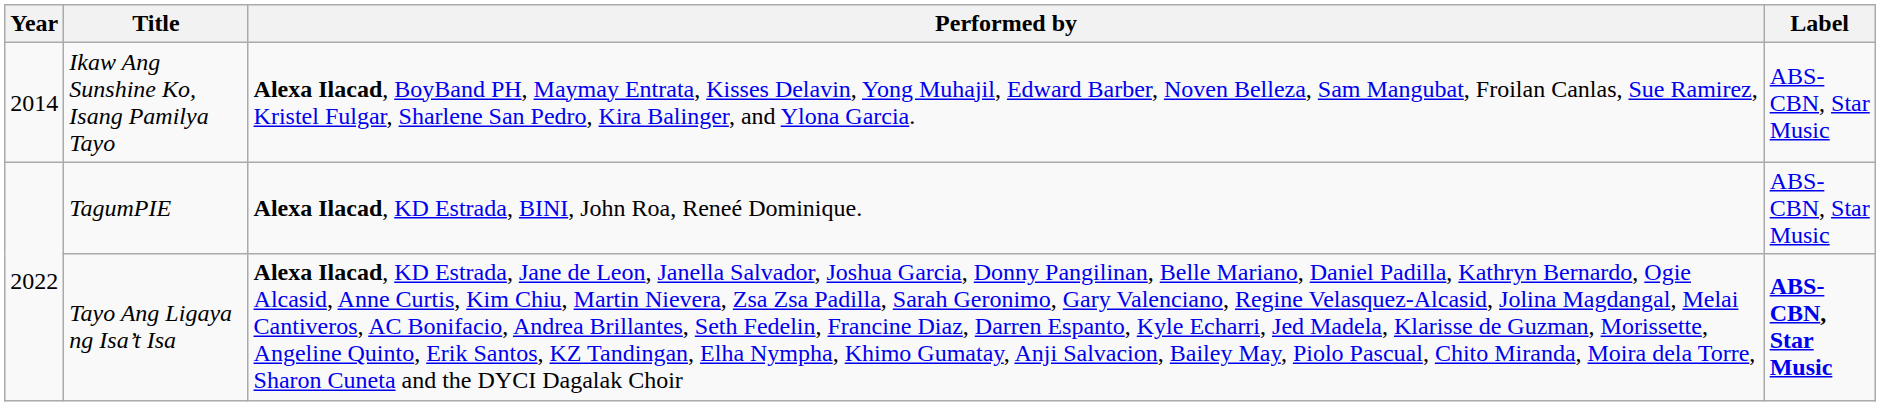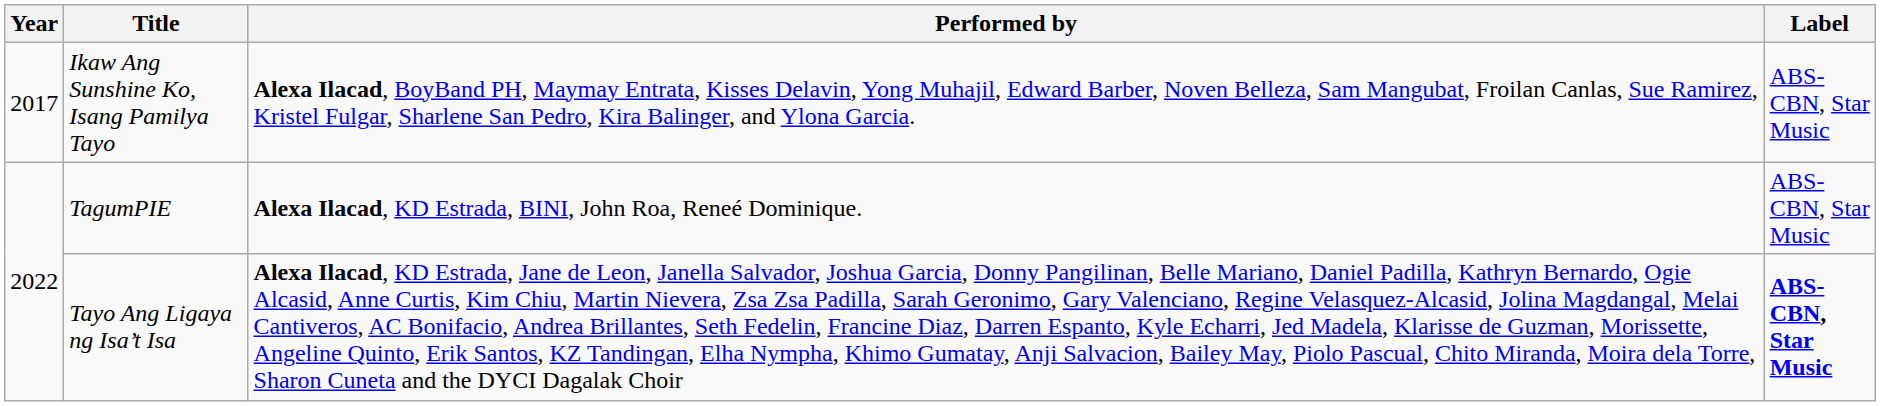(34, 102) 2014 -> (34, 102) 2017
